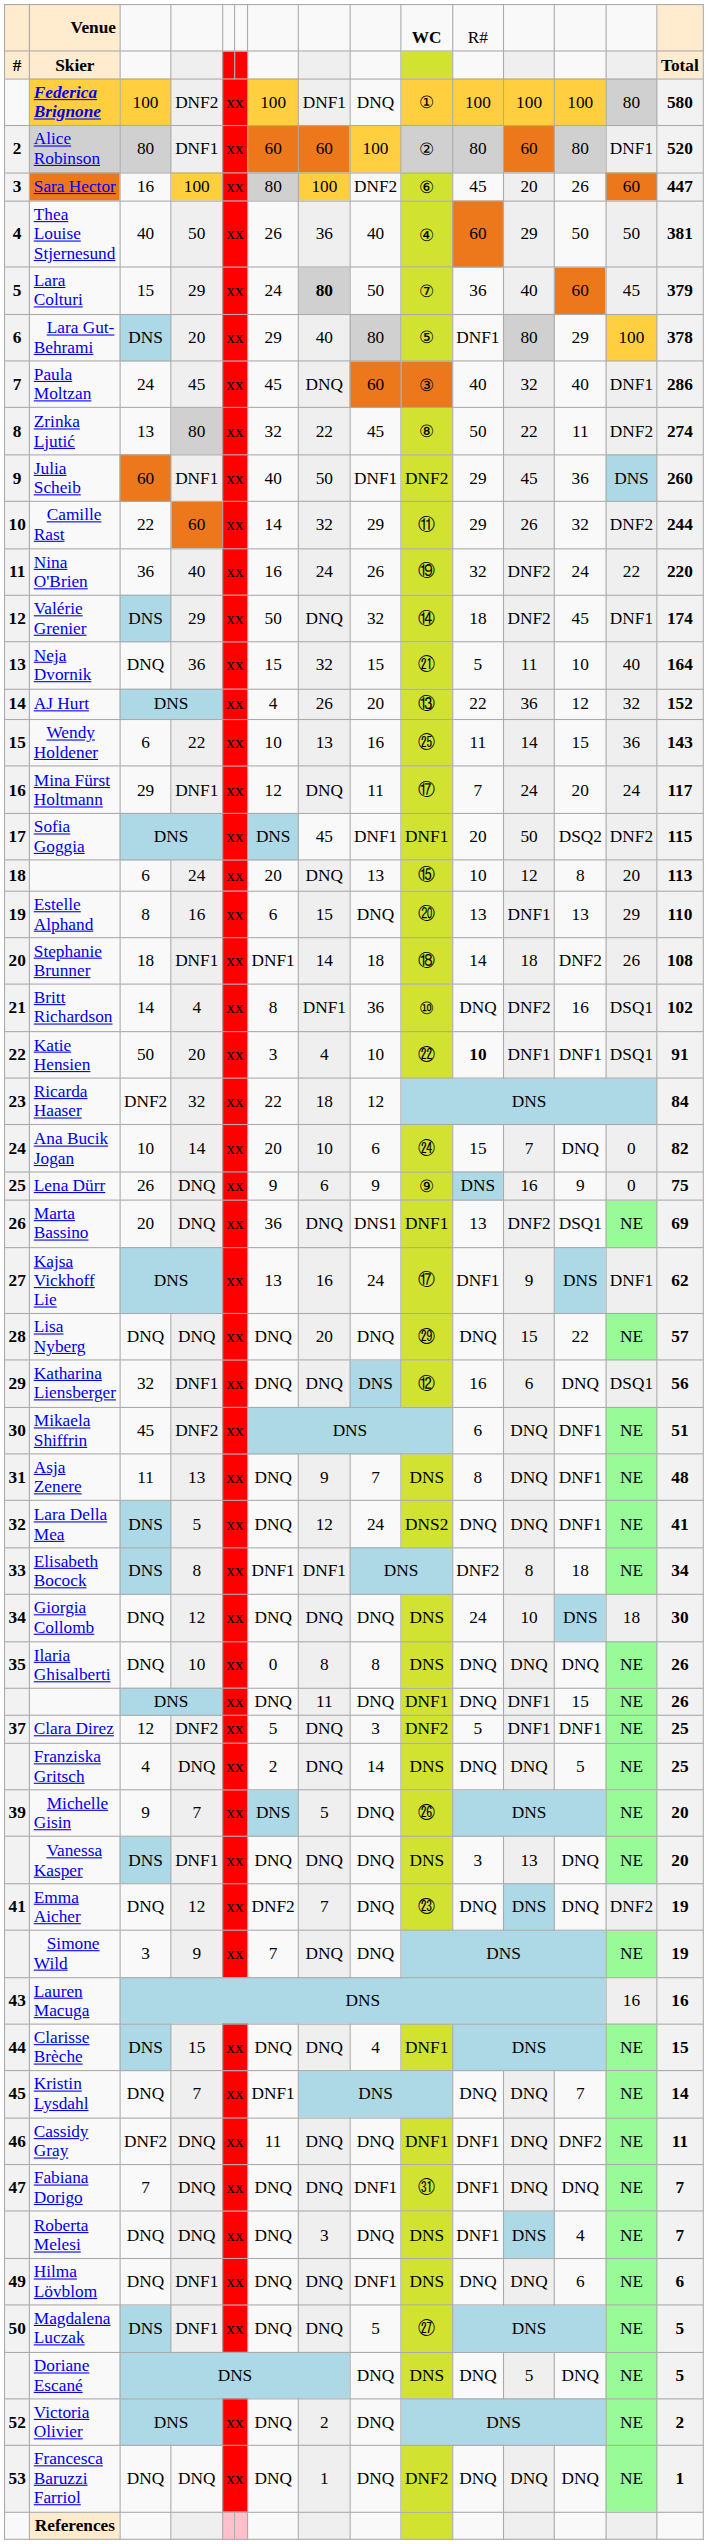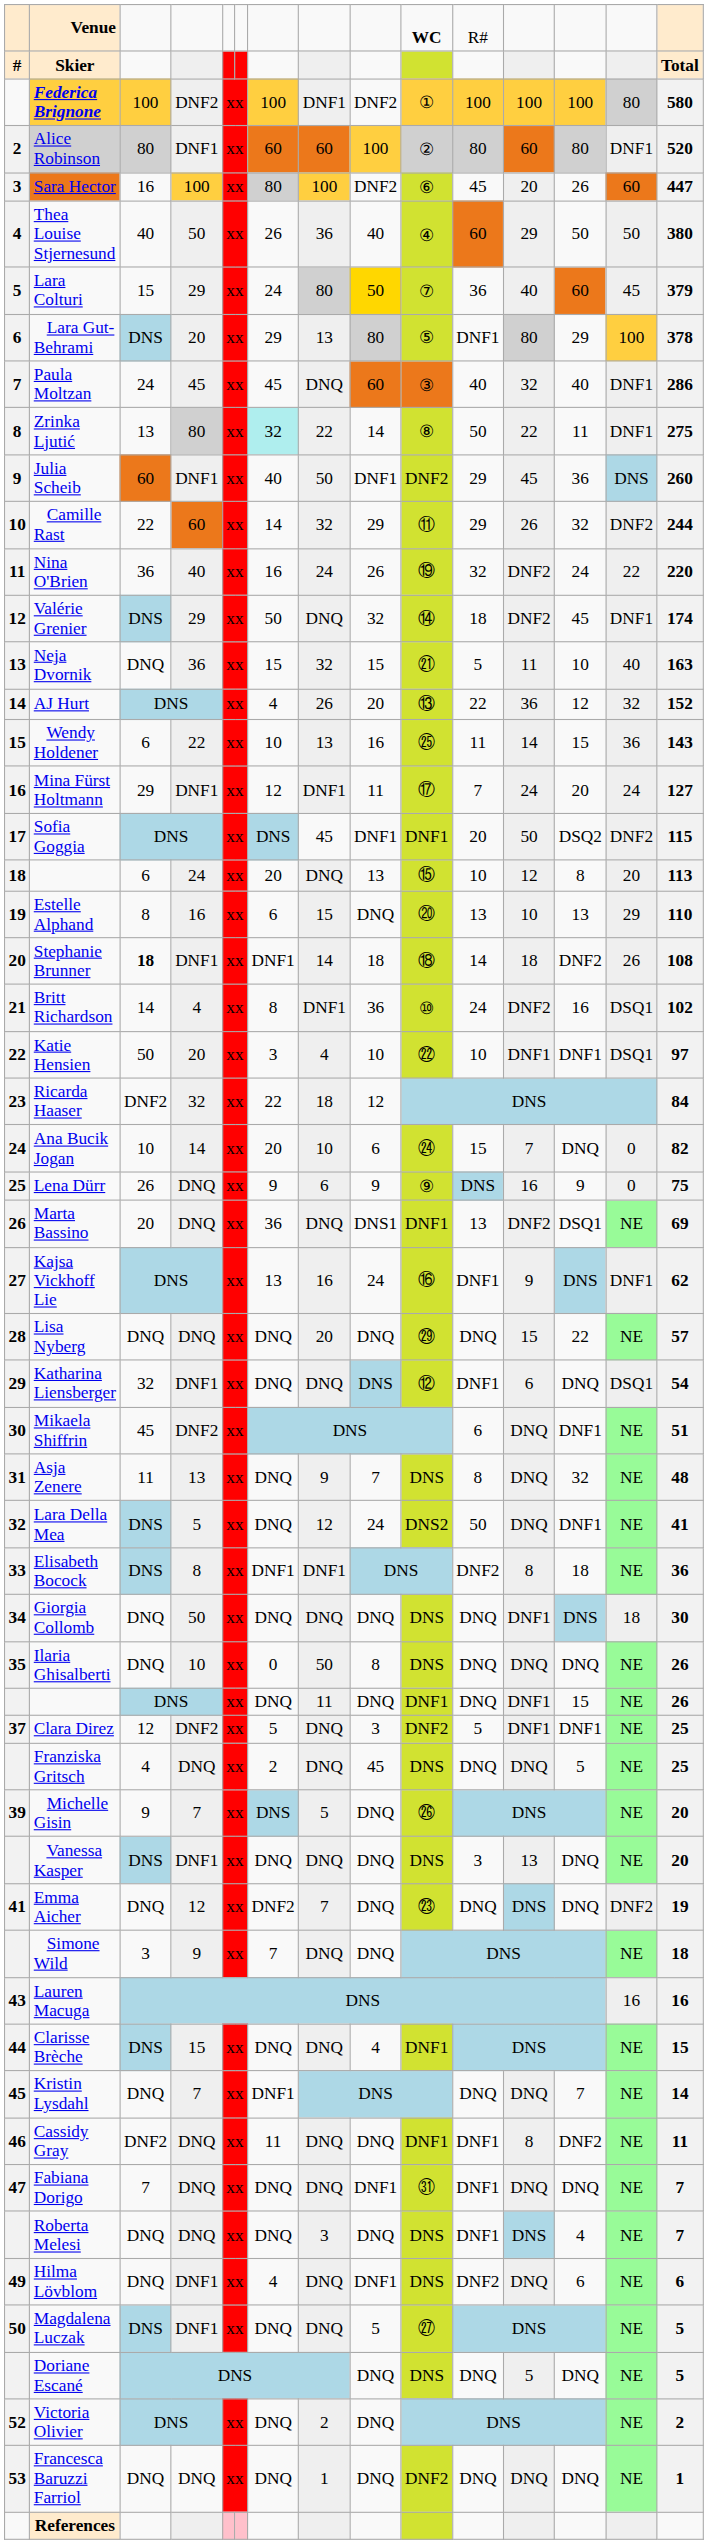(376, 102) DNQ -> (376, 102) DNF2
(680, 234) 381 -> (680, 234) 380
(324, 290) bold -> (324, 290) normal
(376, 290) no background -> (376, 290) gold background
(324, 337) 40 -> (324, 337) 13
(273, 431) no background -> (273, 431) paleturquoise background
(376, 431) 45 -> (376, 431) 14
(631, 431) DNF2 -> (631, 431) DNF1
(680, 431) 274 -> (680, 431) 275
(680, 665) 164 -> (680, 665) 163
(324, 789) DNQ -> (324, 789) DNF1
(680, 789) 117 -> (680, 789) 127
(529, 914) DNF1 -> (529, 914) 10
(146, 960) normal -> (146, 960) bold
(478, 1007) DNQ -> (478, 1007) 24
(478, 1054) bold -> (478, 1054) normal
(680, 1054) 91 -> (680, 1054) 97
(427, 1279) ⑰ -> (427, 1279) ⑯
(478, 1383) 16 -> (478, 1383) DNF1
(680, 1383) 56 -> (680, 1383) 54
(580, 1477) DNF1 -> (580, 1477) 32
(478, 1524) DNQ -> (478, 1524) 50
(680, 1570) 34 -> (680, 1570) 36
(197, 1617) 12 -> (197, 1617) 50
(478, 1617) 24 -> (478, 1617) DNQ
(529, 1617) 10 -> (529, 1617) DNF1
(324, 1664) 8 -> (324, 1664) 50
(376, 1766) 14 -> (376, 1766) 45
(680, 1953) 19 -> (680, 1953) 18
(529, 2141) DNQ -> (529, 2141) 8
(273, 2281) DNQ -> (273, 2281) 4
(478, 2281) DNQ -> (478, 2281) DNF2
